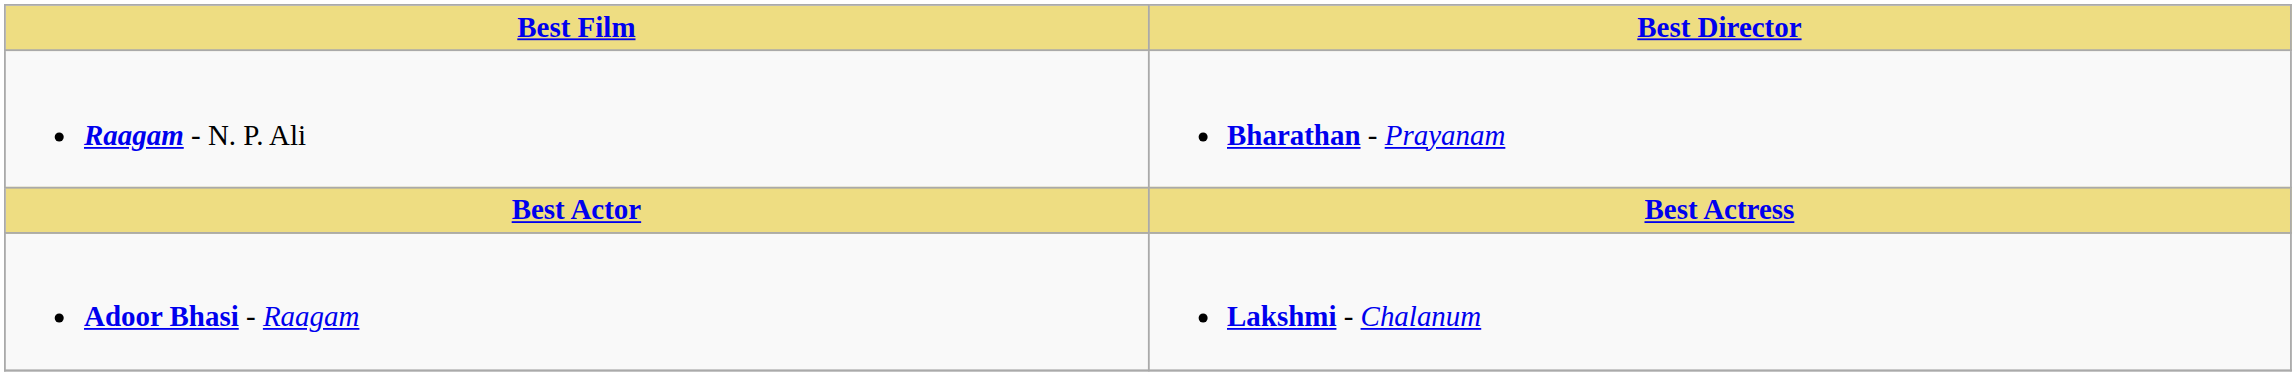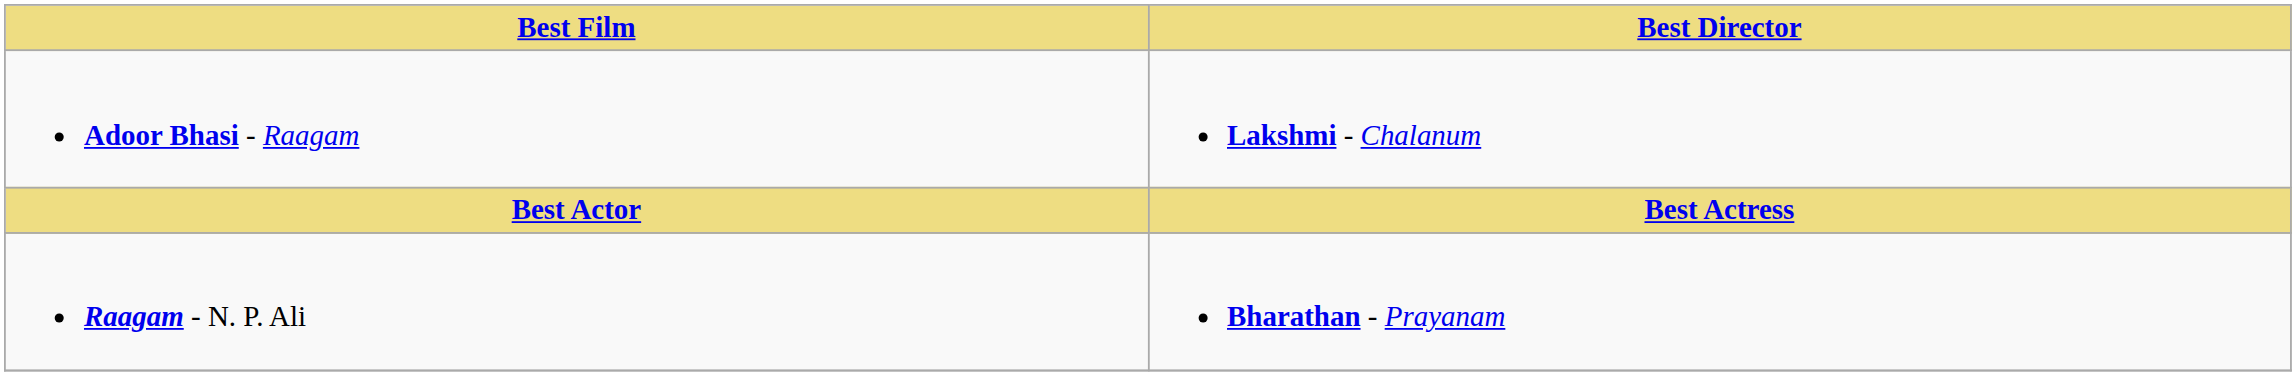rows swapped: (576, 135) <-> (576, 318)
